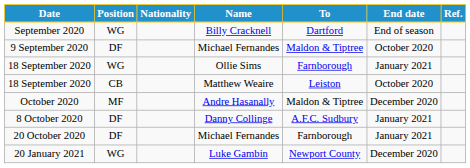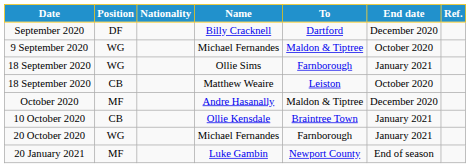(116, 31) WG -> (116, 31) DF
(404, 31) End of season -> (404, 31) December 2020
(116, 48) DF -> (116, 48) WG
- row: (49, 119)
+ row: (49, 119)
(116, 136) DF -> (116, 136) WG
(116, 154) WG -> (116, 154) MF
(404, 154) December 2020 -> (404, 154) End of season
